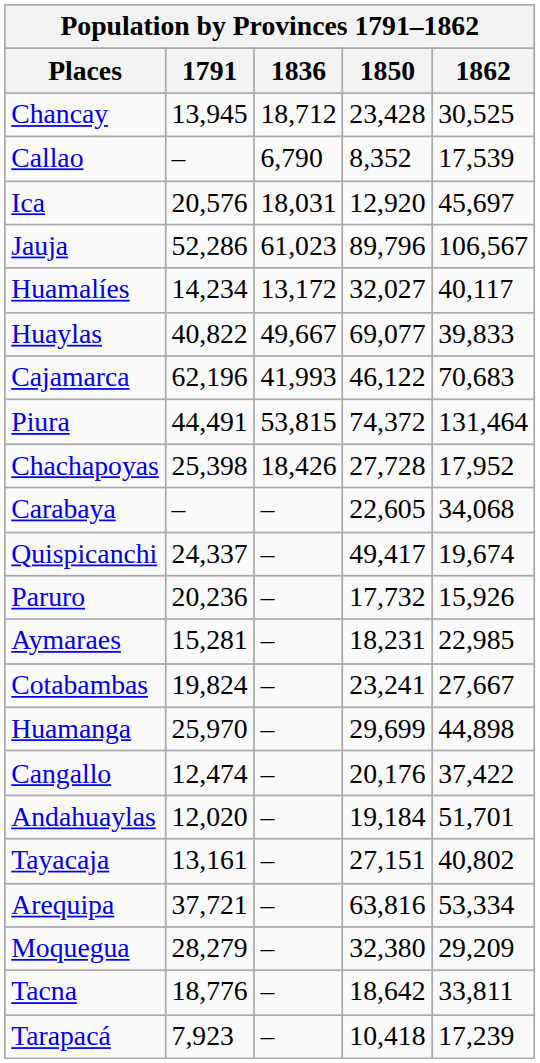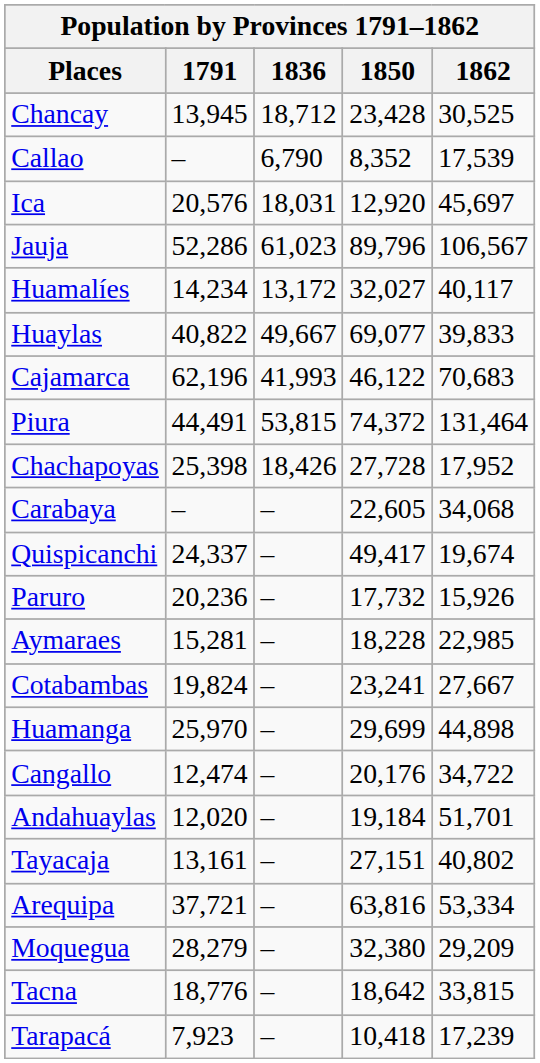(387, 641) 18,231 -> (387, 641) 18,228
(476, 772) 37,422 -> (476, 772) 34,722
(476, 992) 33,811 -> (476, 992) 33,815
